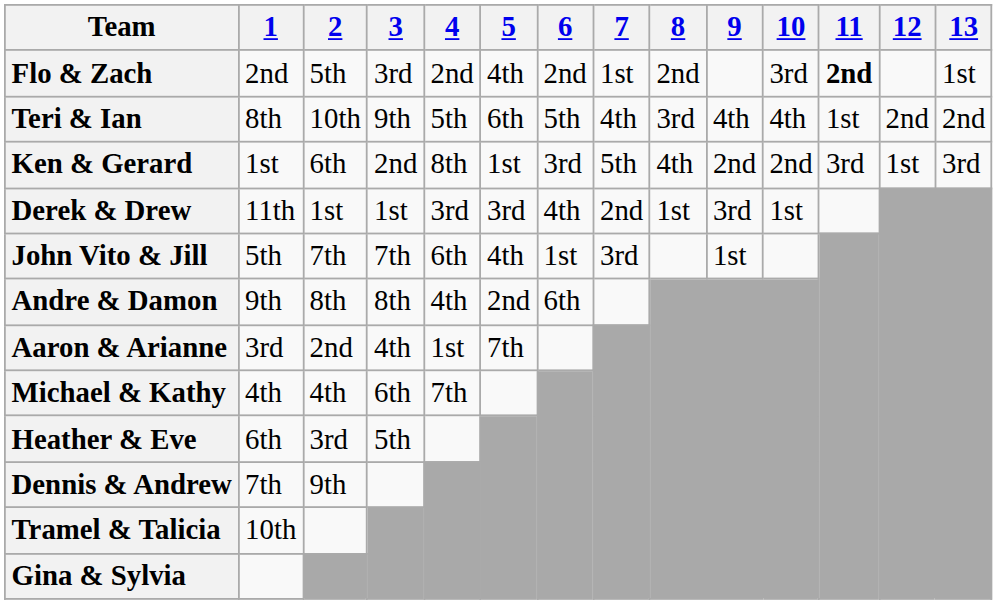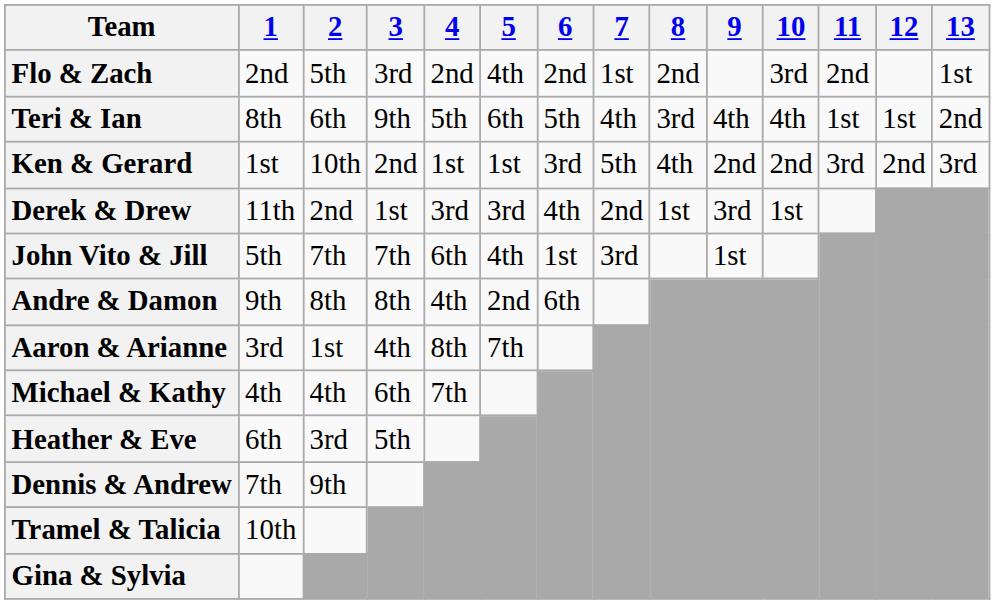(849, 73) bold -> (847, 73) normal
(335, 118) 10th -> (328, 118) 6th
(907, 118) 2nd -> (899, 118) 1st
(328, 164) 6th -> (335, 164) 10th
(449, 164) 8th -> (447, 164) 1st
(902, 164) 1st -> (904, 164) 2nd
(326, 210) 1st -> (331, 210) 2nd
(331, 347) 2nd -> (326, 347) 1st
(447, 347) 1st -> (449, 347) 8th
